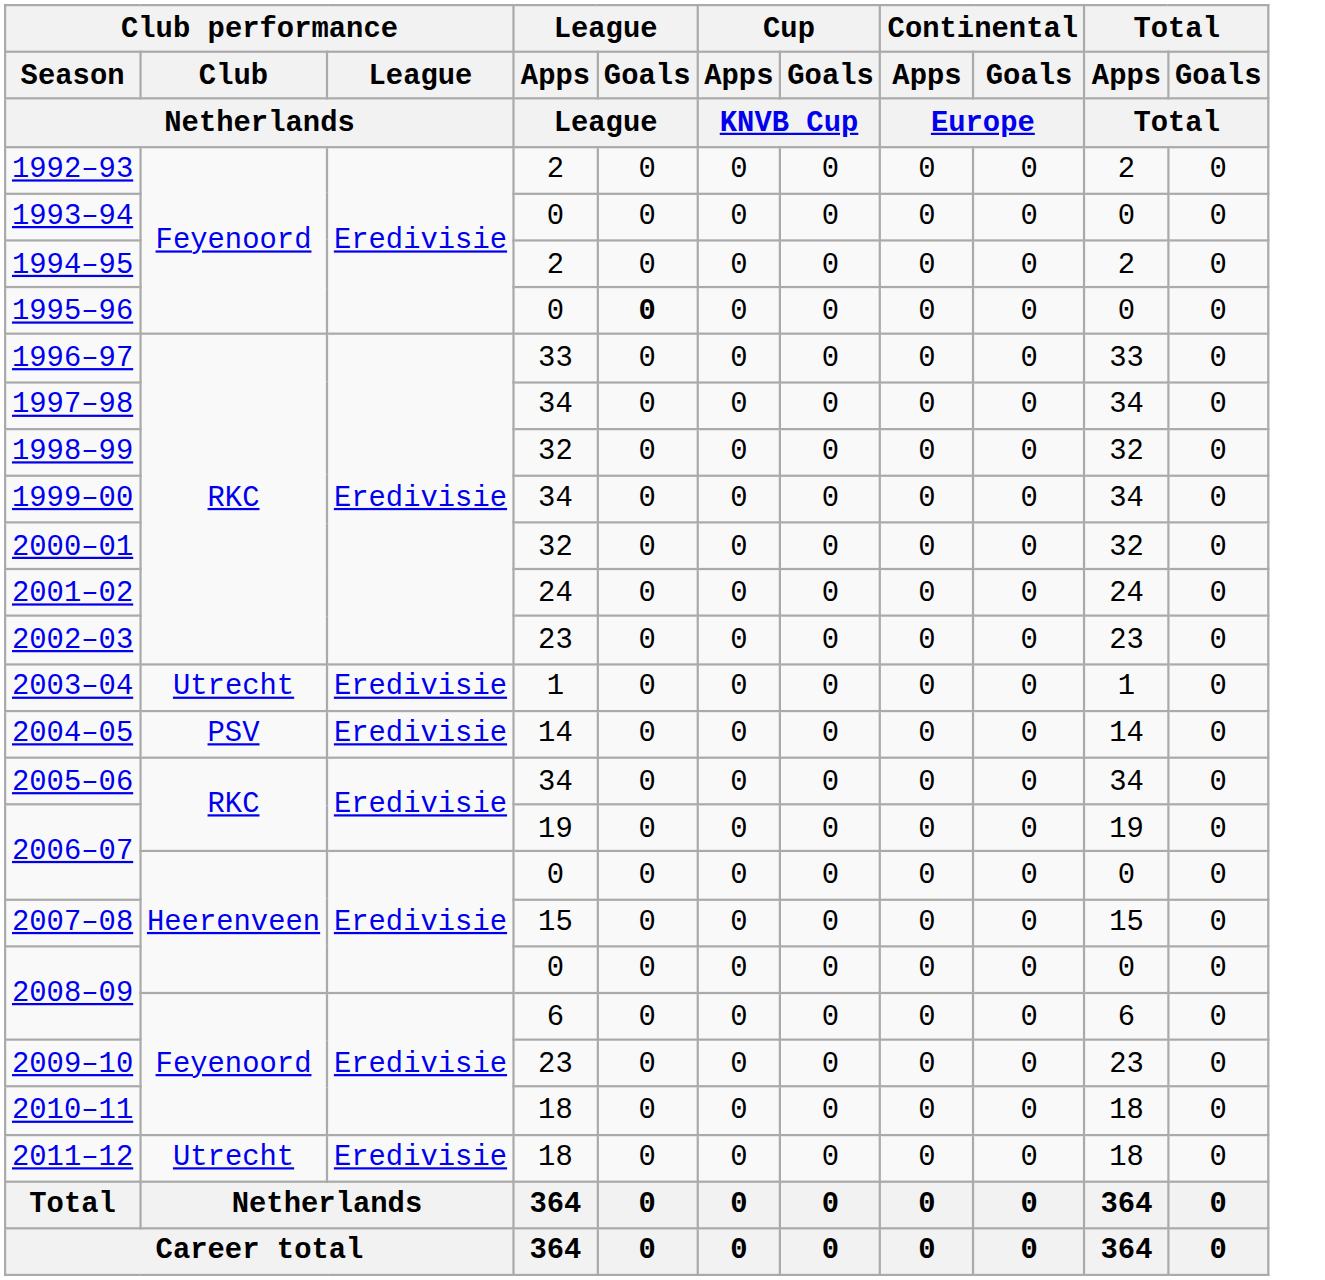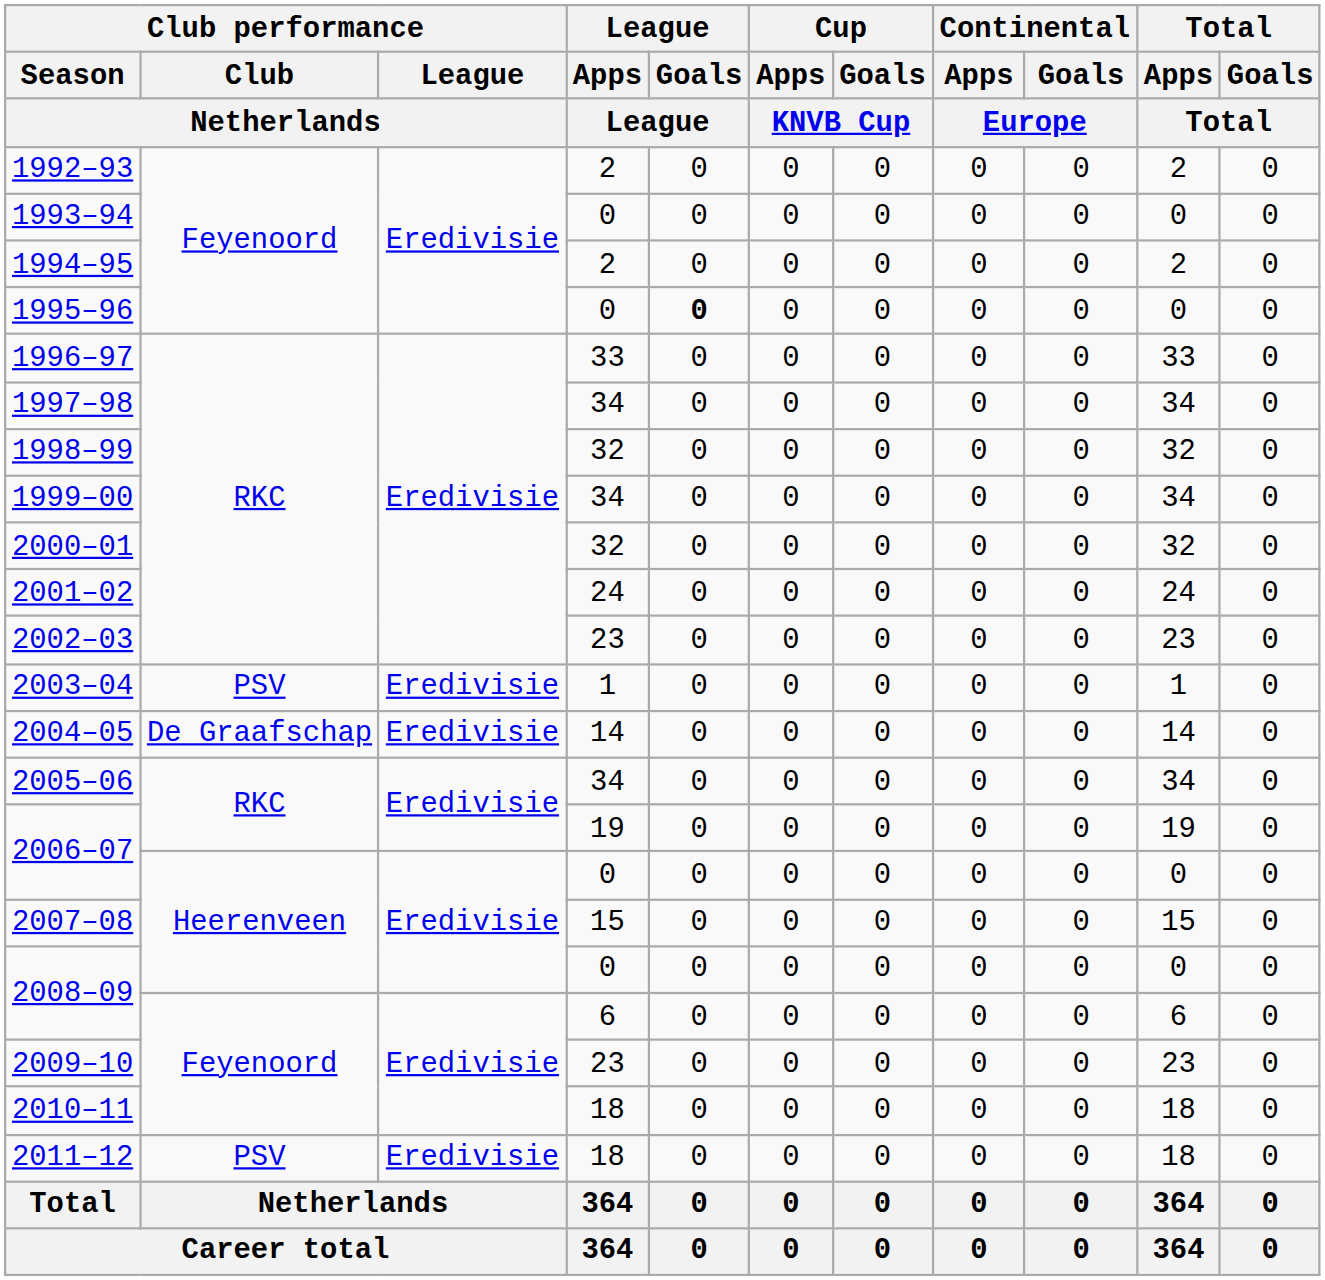(234, 687) Utrecht -> (260, 687) PSV
(234, 734) PSV -> (260, 734) De Graafschap
(234, 1157) Utrecht -> (260, 1157) PSV
